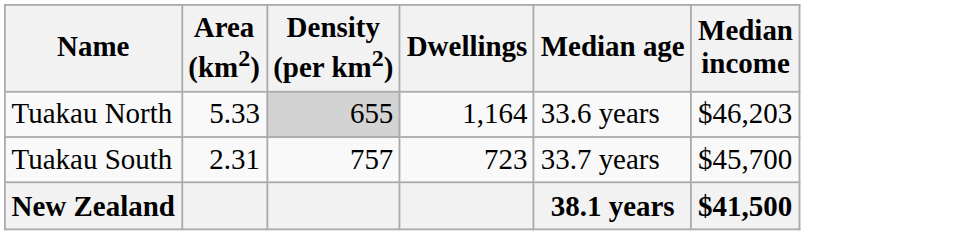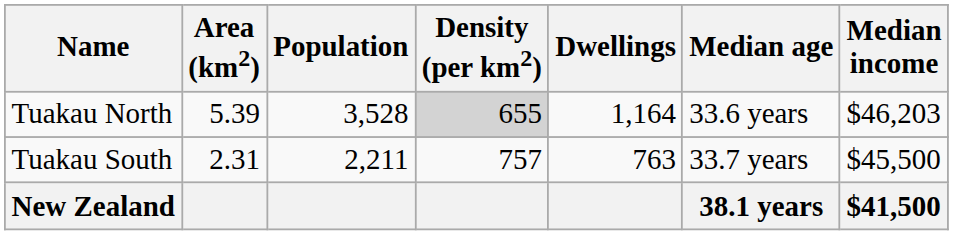+ column: (341, 47)
(235, 113) 5.33 -> (235, 113) 5.39
(506, 159) 723 -> (654, 159) 763
(745, 159) $45,700 -> (894, 159) $45,500
